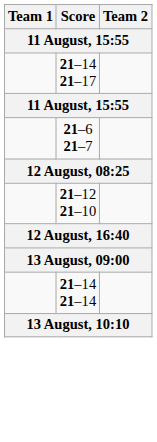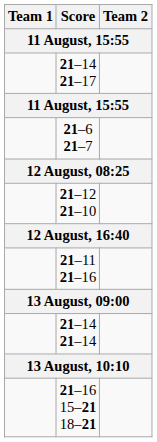+ row: (78, 268)
+ row: (78, 407)
